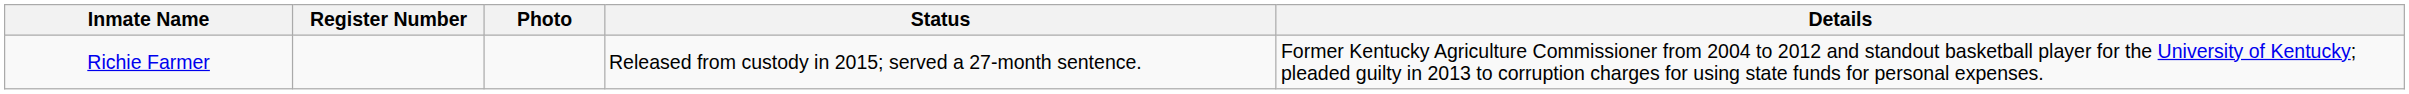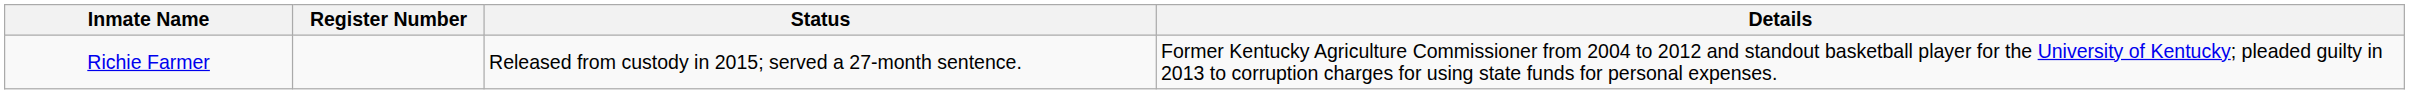- column: (545, 19)
